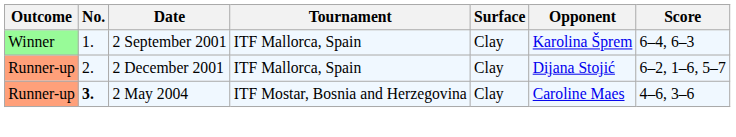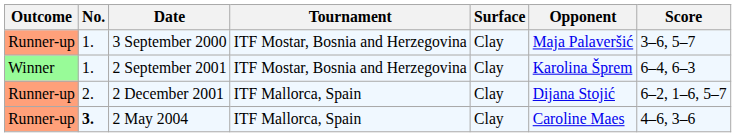+ row: (169, 42)
(298, 42) ITF Mallorca, Spain -> (350, 67) ITF Mostar, Bosnia and Herzegovina
(350, 93) ITF Mostar, Bosnia and Herzegovina -> (298, 118) ITF Mallorca, Spain
